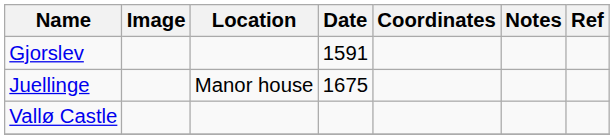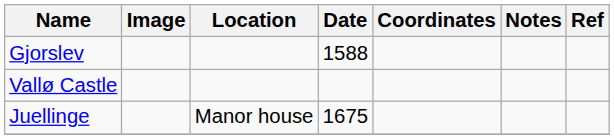(345, 52) 1591 -> (345, 52) 1588
rows swapped: (49, 85) <-> (63, 117)
